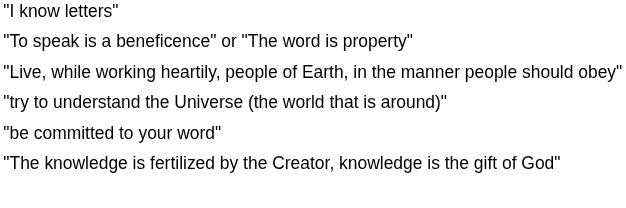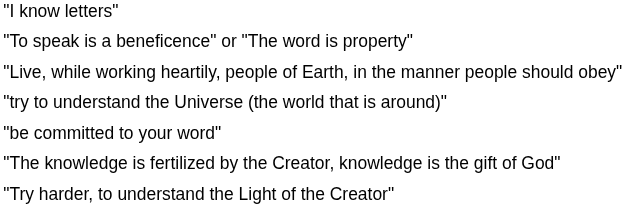+ row: (199, 194)
